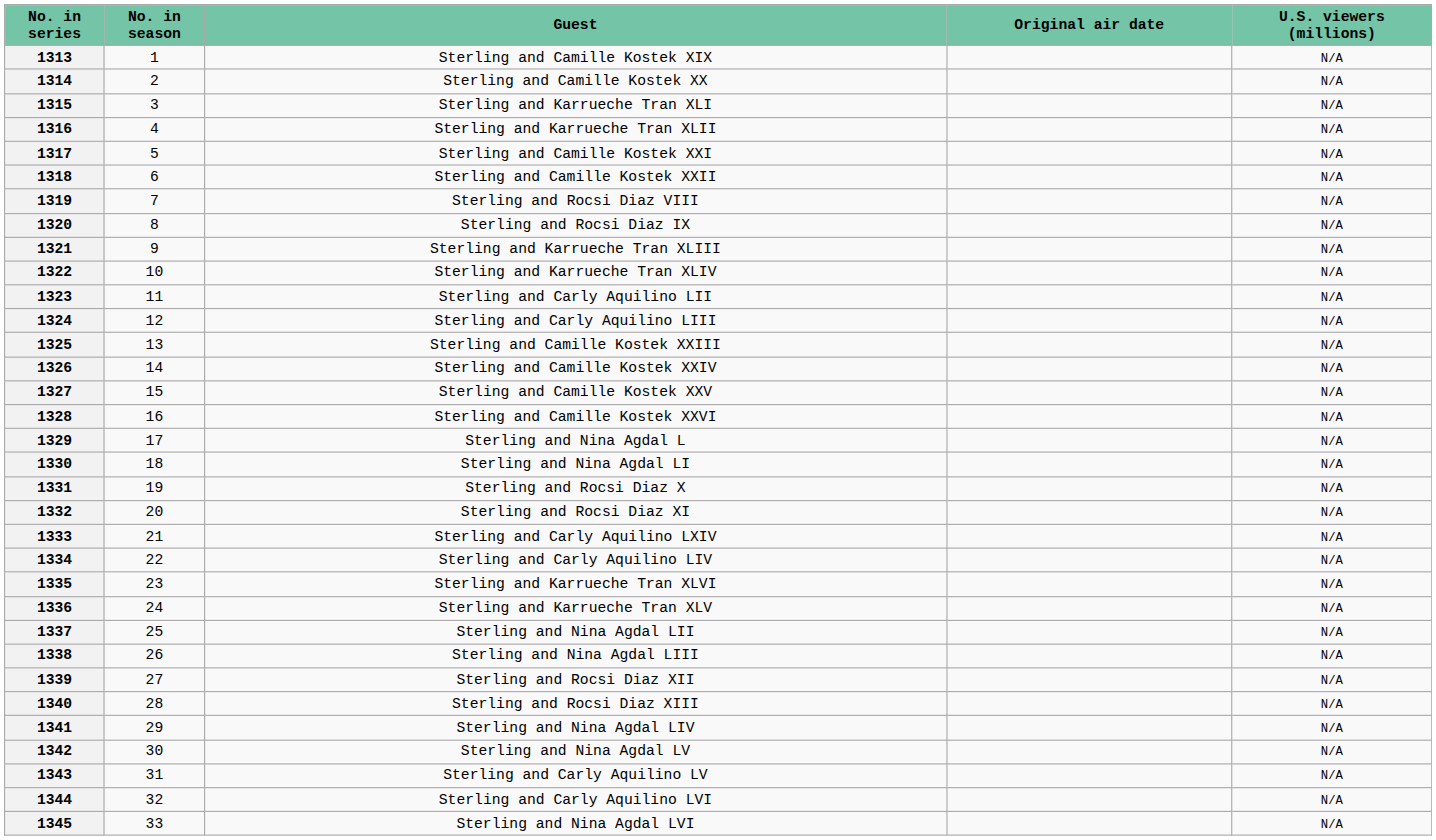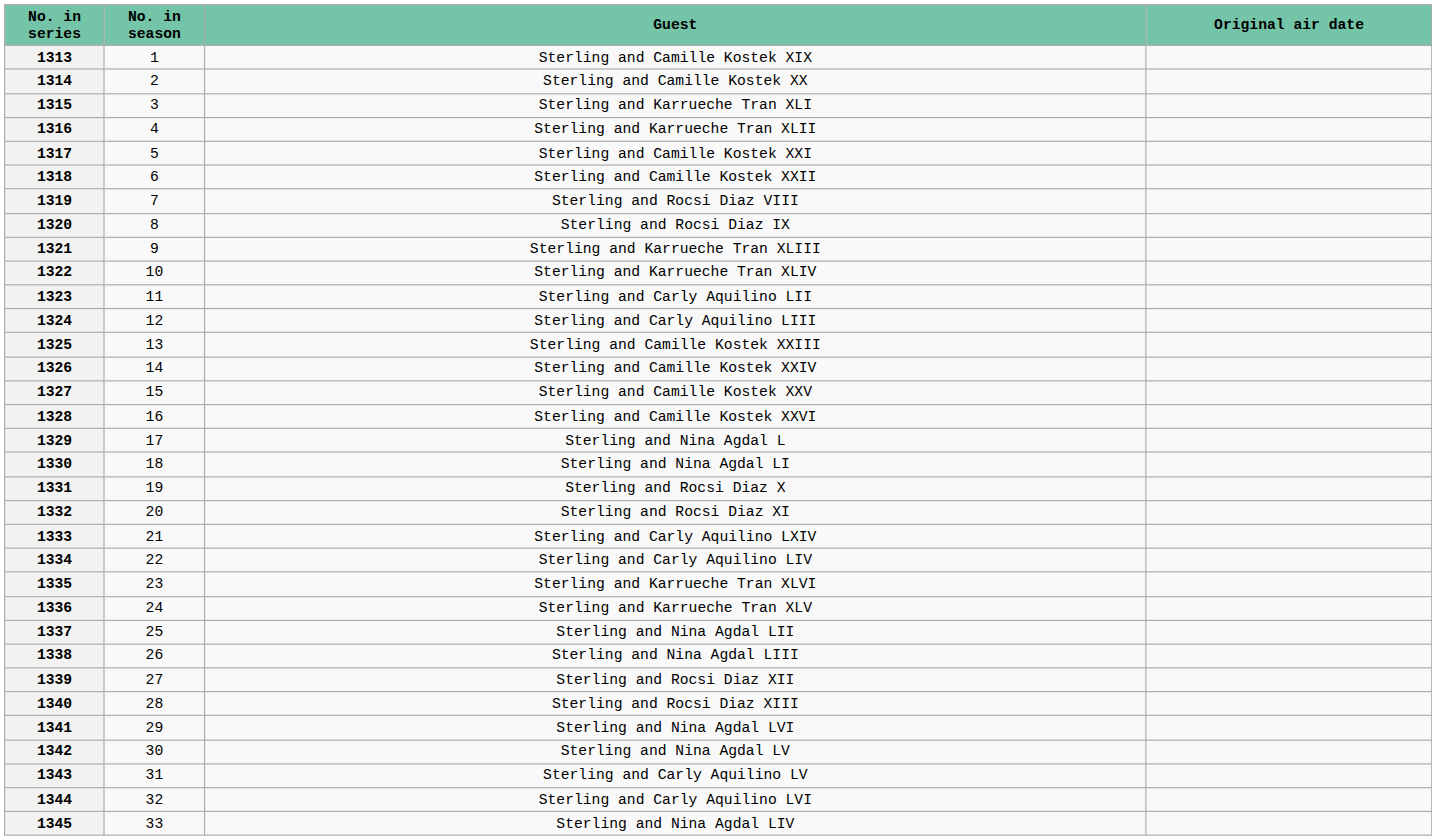- column: (1332, 25)
(575, 728) Sterling and Nina Agdal LIV -> (675, 728) Sterling and Nina Agdal LVI
(575, 824) Sterling and Nina Agdal LVI -> (675, 824) Sterling and Nina Agdal LIV
